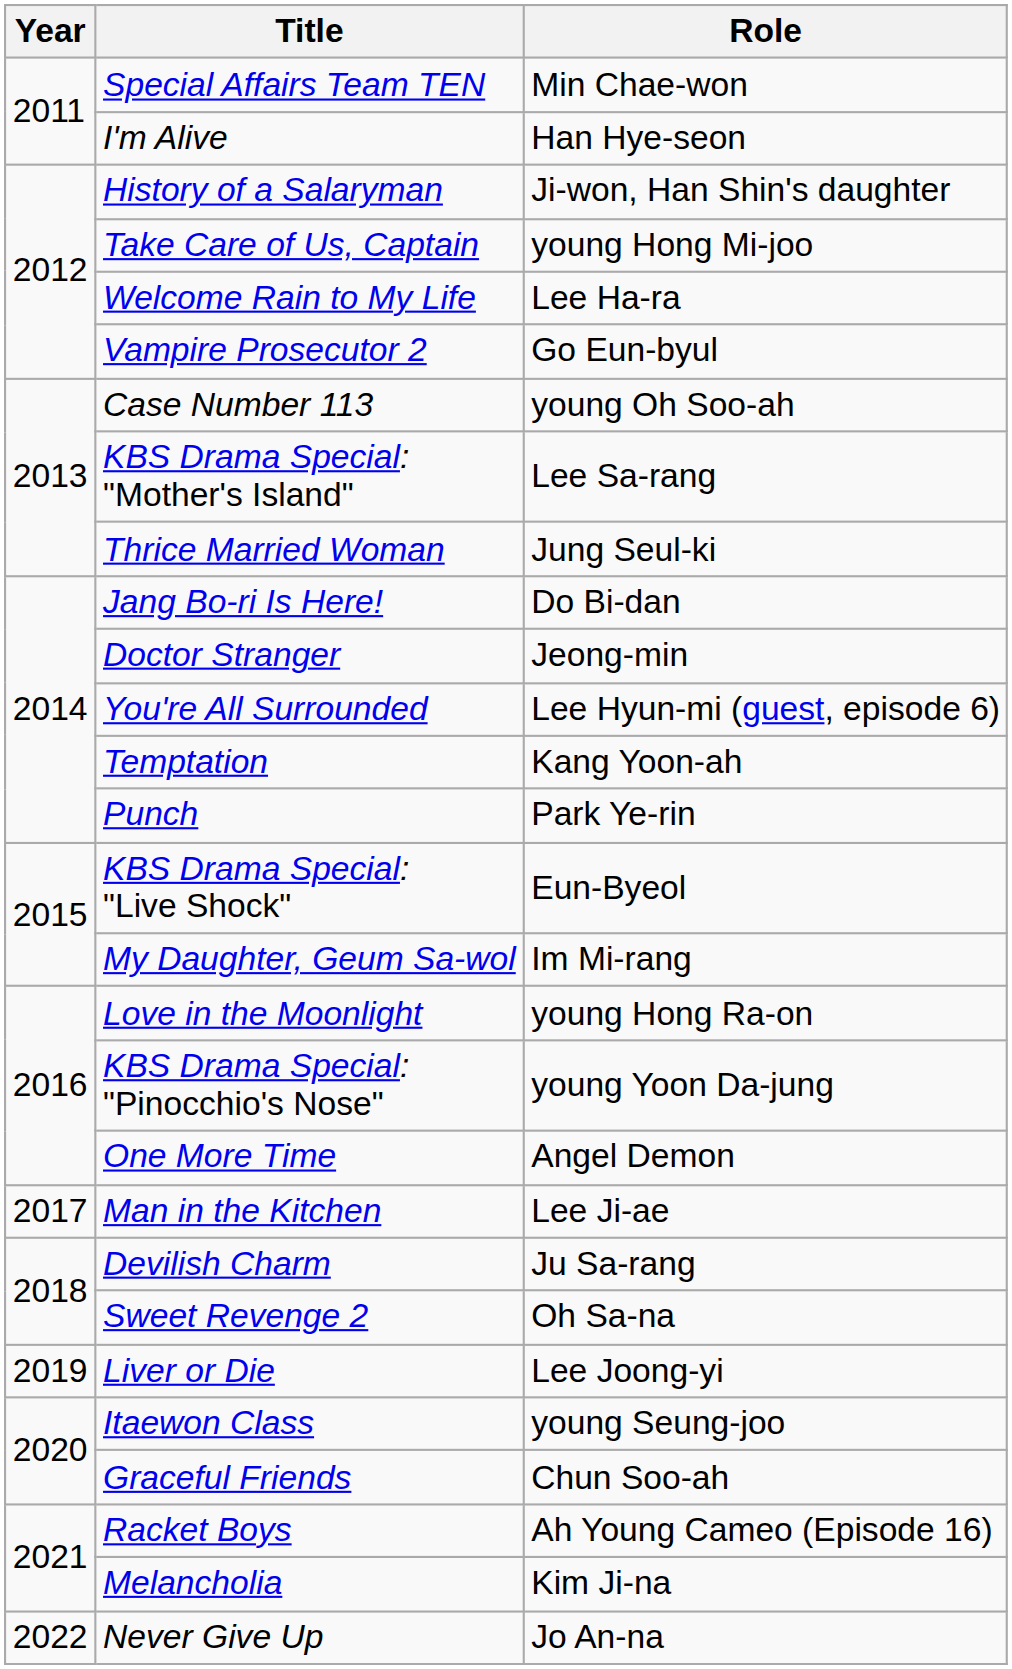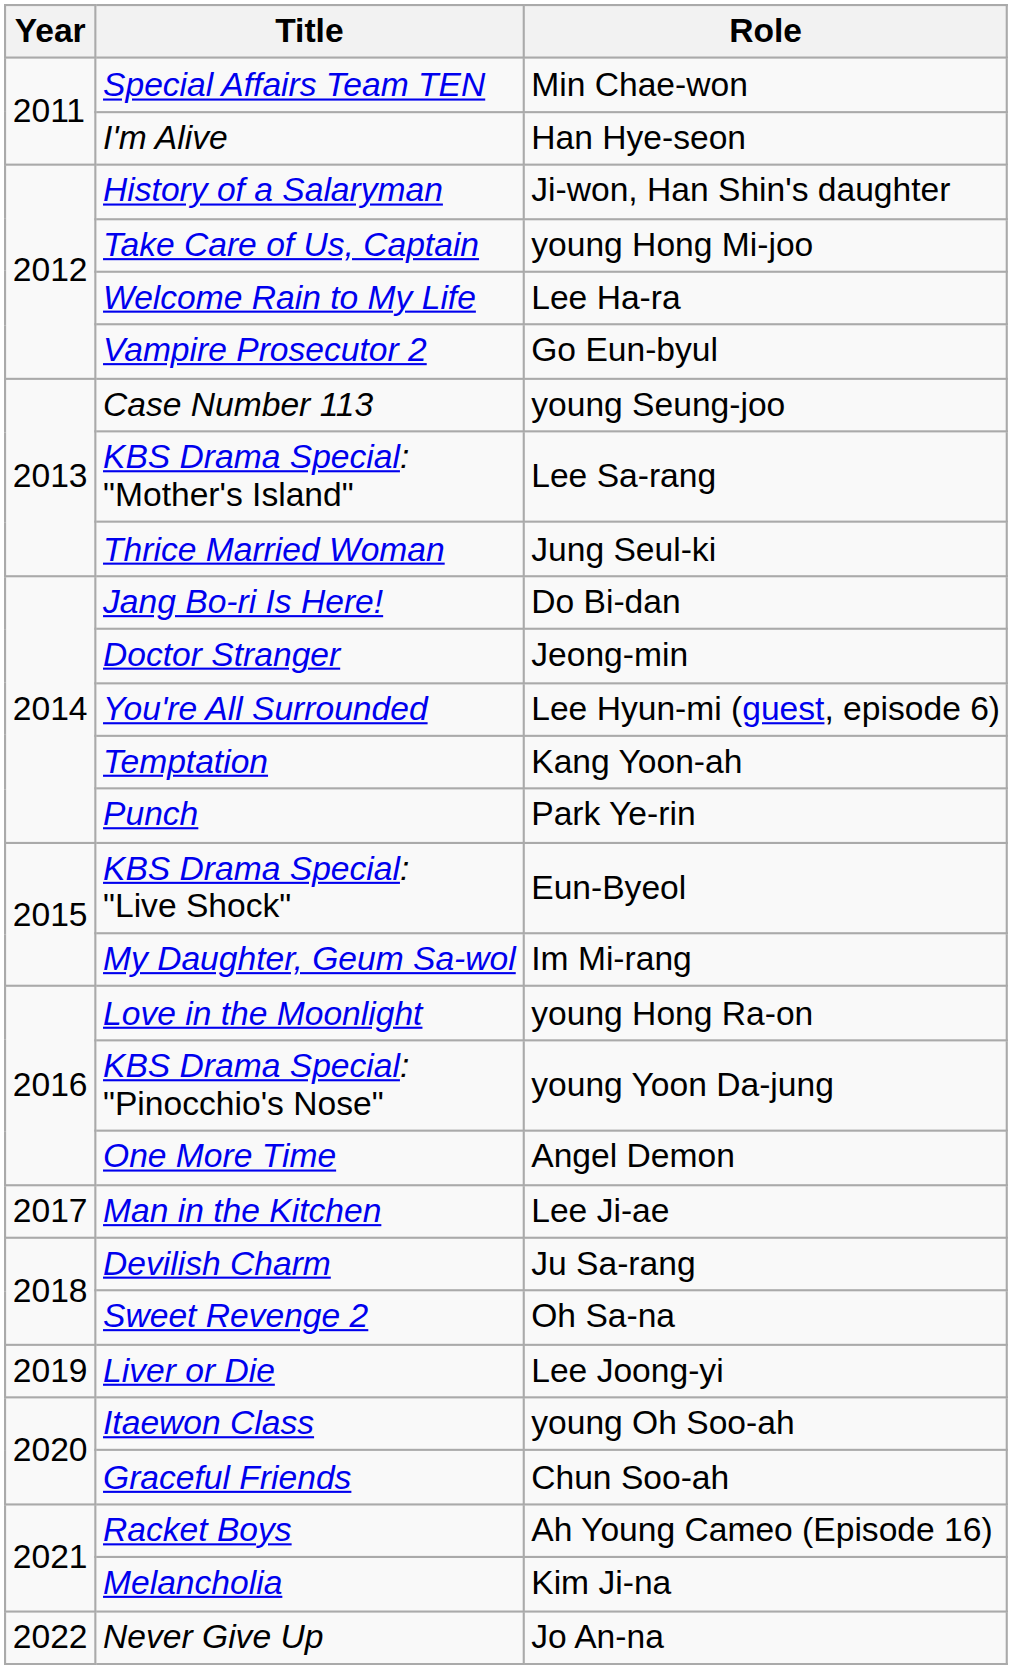(663, 404) young Oh Soo-ah -> (658, 404) young Seung-joo
(658, 1423) young Seung-joo -> (663, 1423) young Oh Soo-ah
